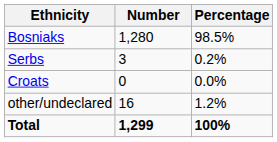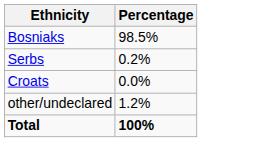- column: (153, 15)
